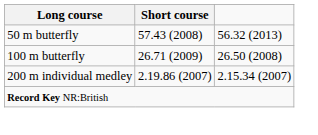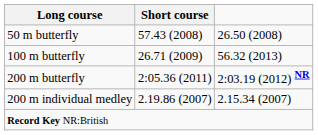(250, 35) 56.32 (2013) -> (250, 35) 26.50 (2008)
(250, 56) 26.50 (2008) -> (250, 56) 56.32 (2013)
+ row: (46, 77)
